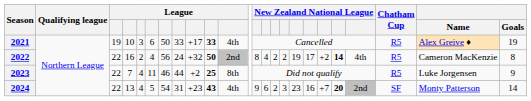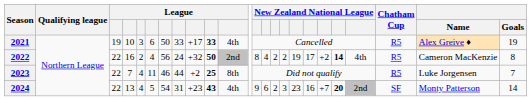(513, 73) 9 -> (513, 73) 7
